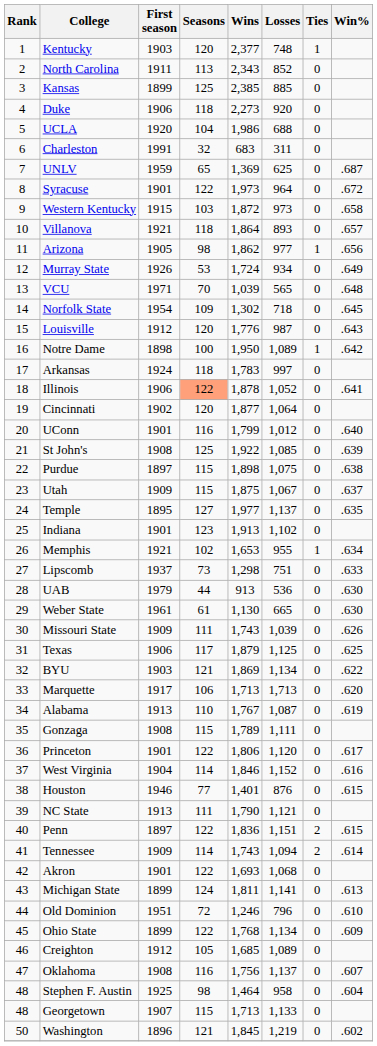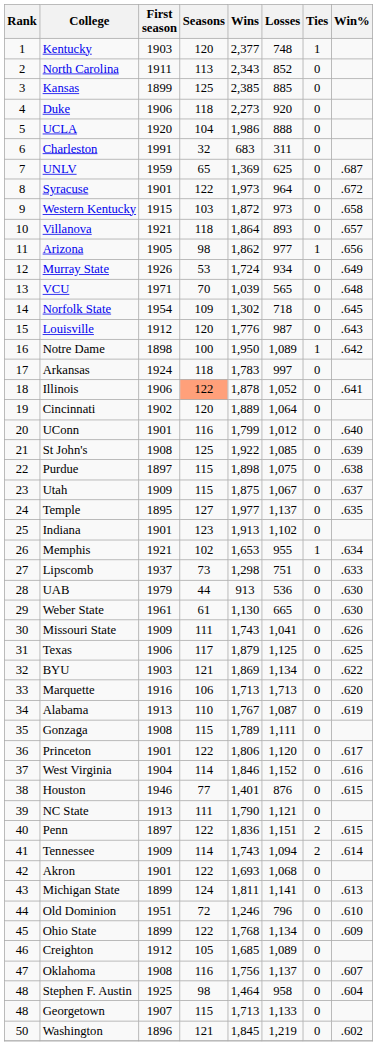(283, 128) 688 -> (283, 128) 888
(245, 409) 1,877 -> (245, 409) 1,889
(283, 630) 1,039 -> (283, 630) 1,041
(159, 690) 1917 -> (159, 690) 1916
